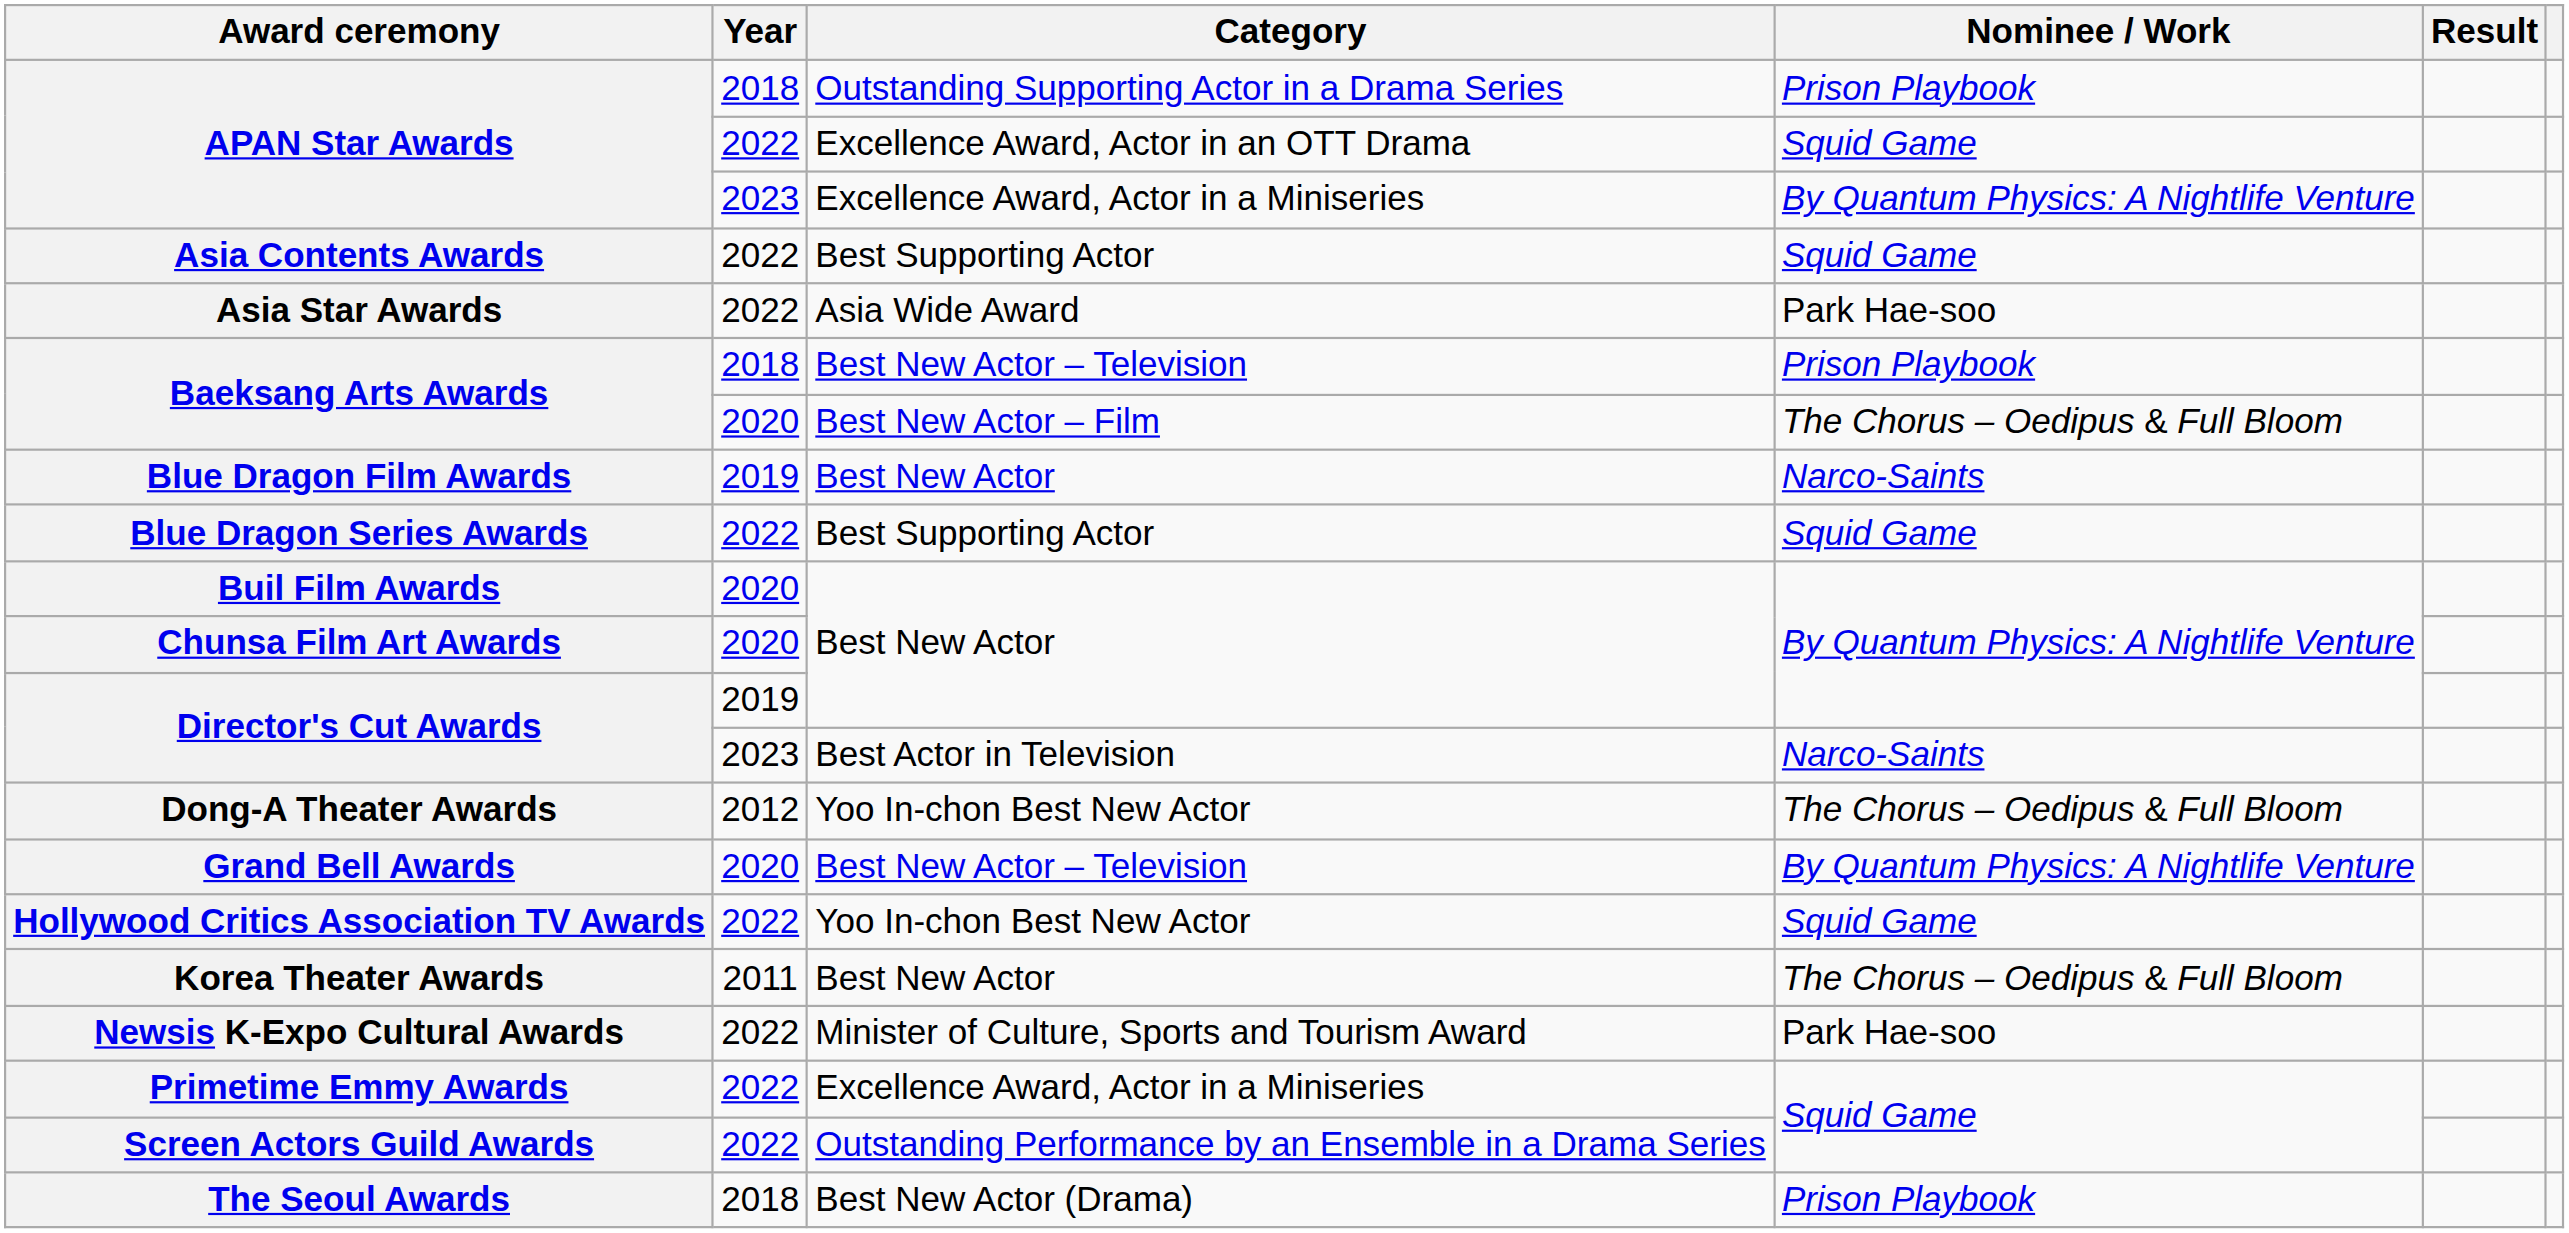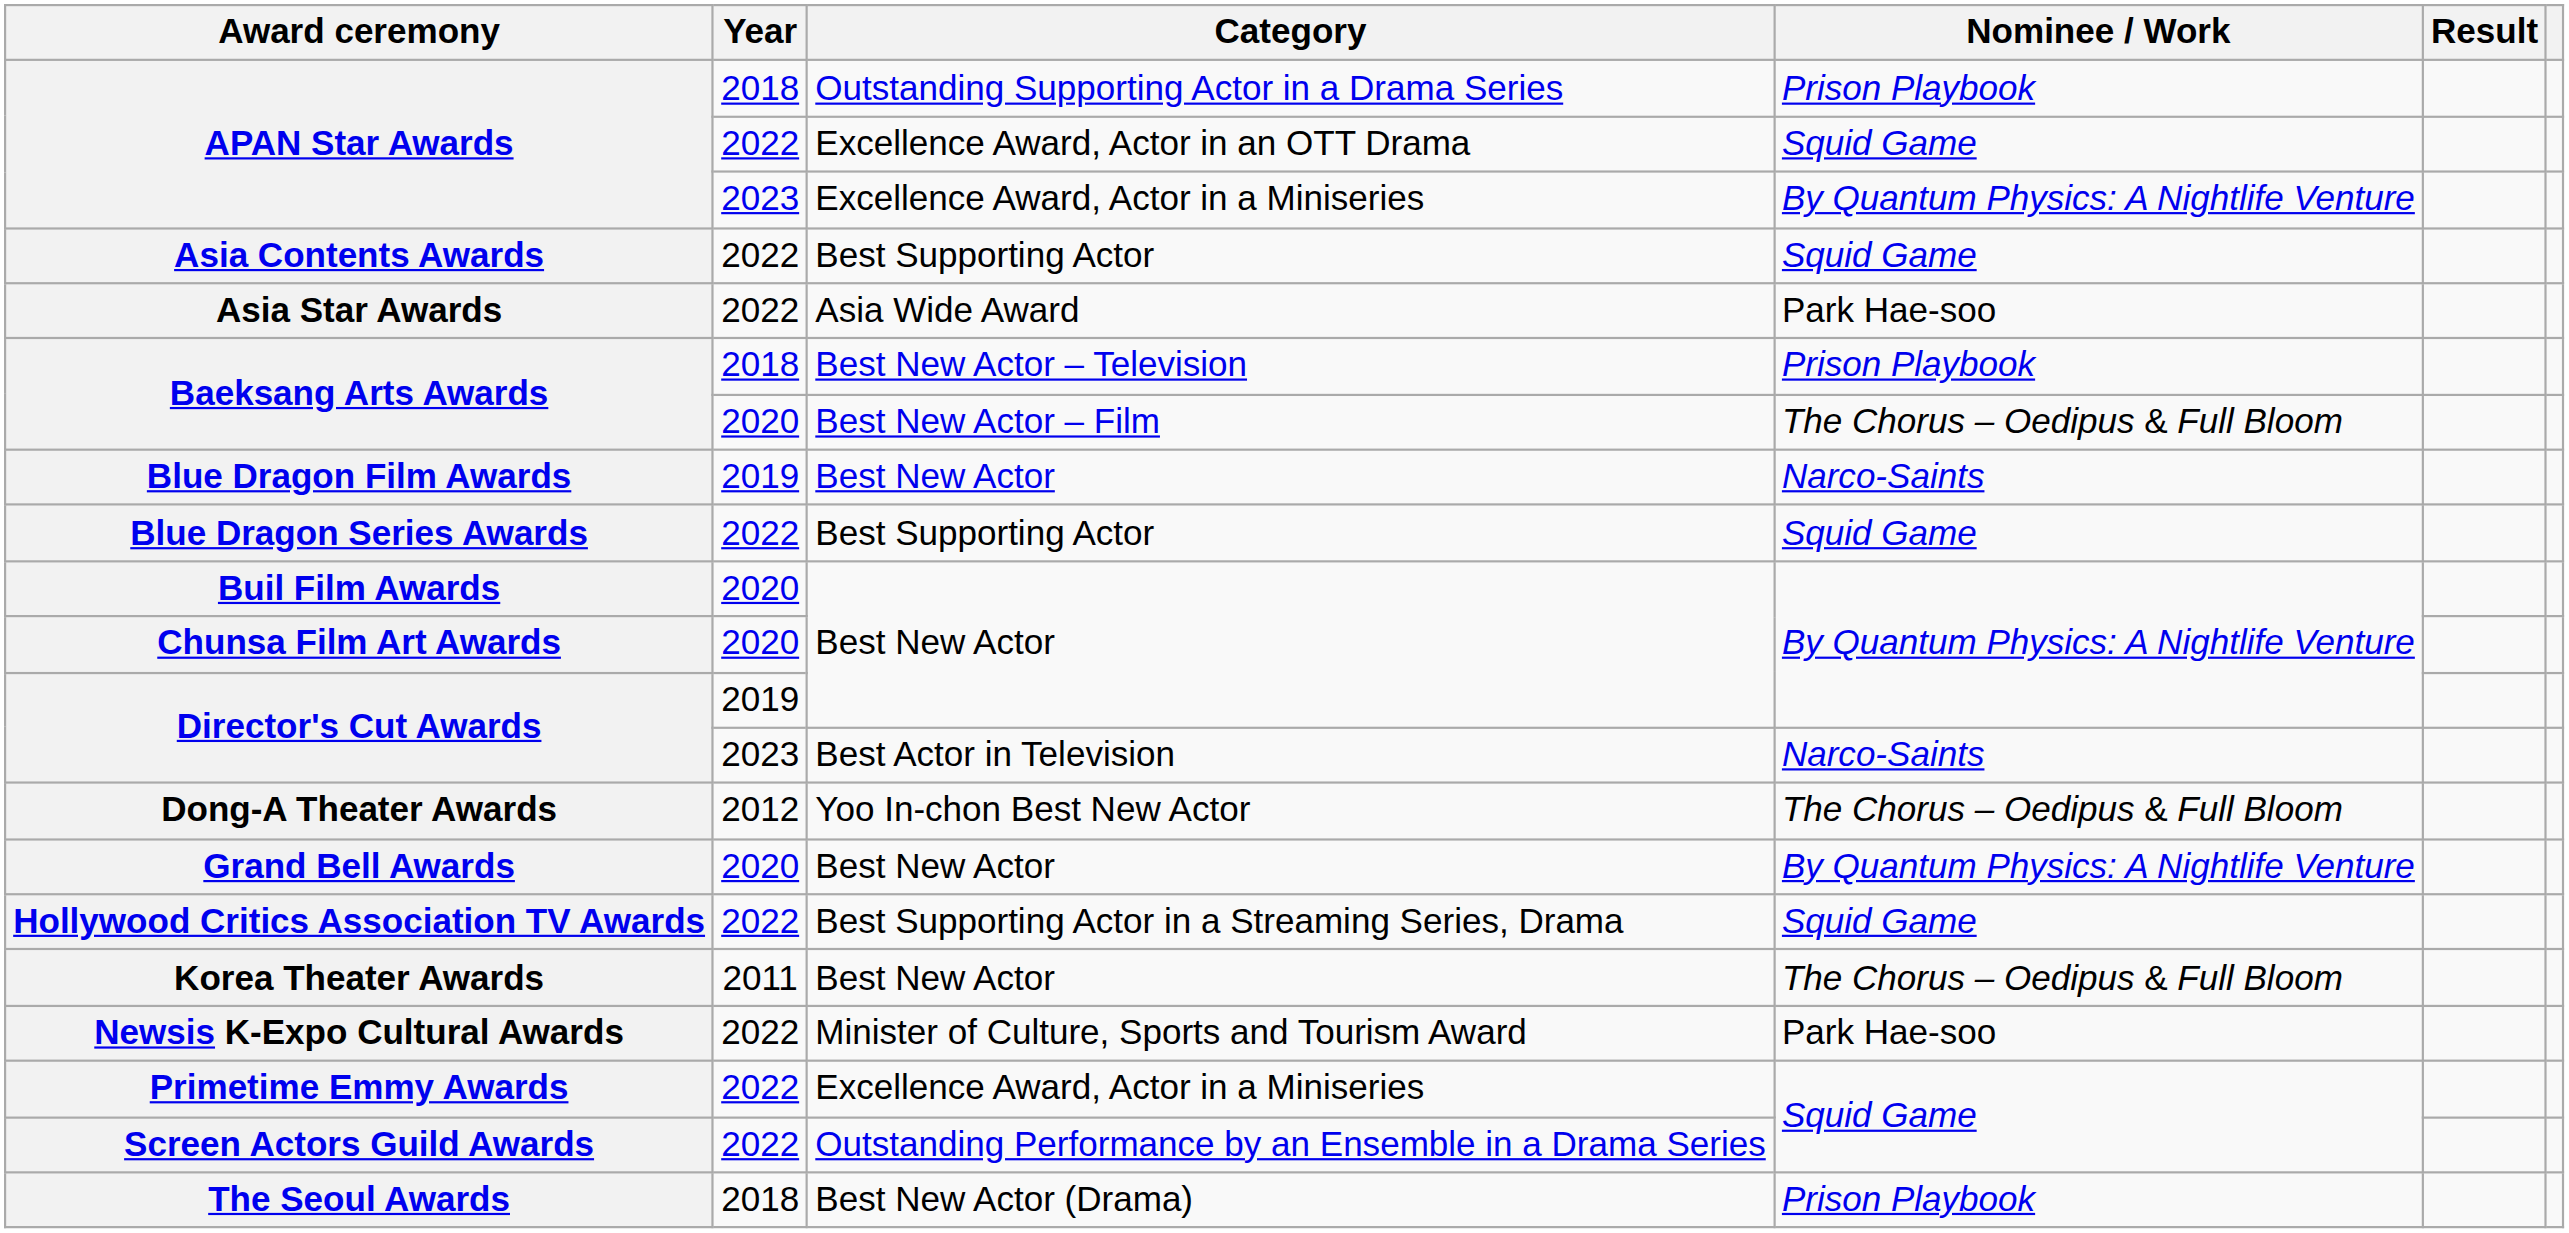(1031, 865) Best New Actor – Television -> (935, 865) Best New Actor
(1033, 921) Yoo In-chon Best New Actor -> (1219, 921) Best Supporting Actor in a Streaming Series, Drama
